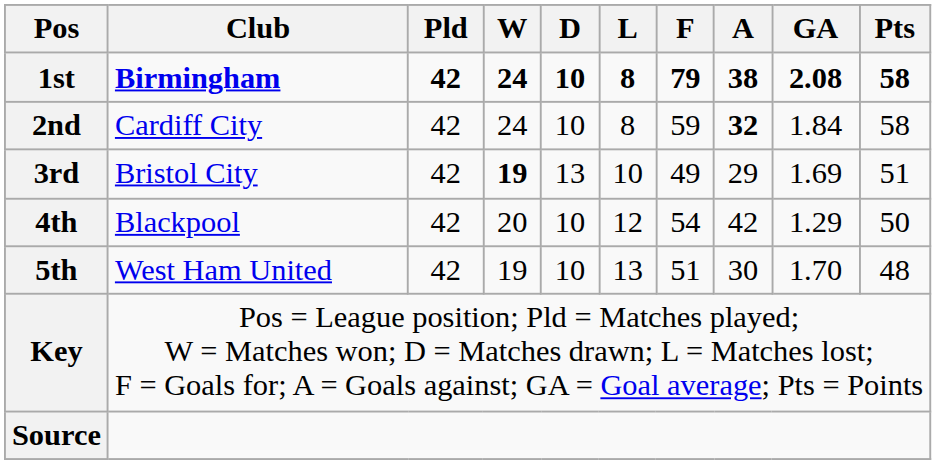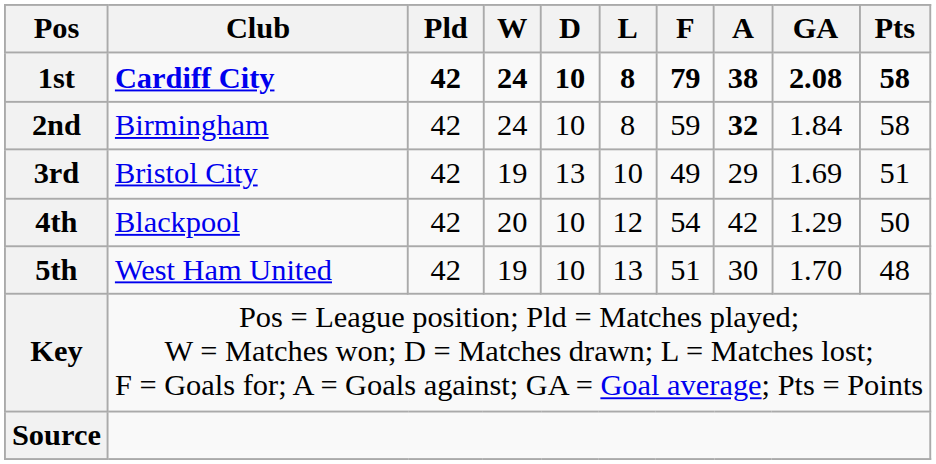(198, 76) Birmingham -> (195, 76) Cardiff City
(189, 125) Cardiff City -> (192, 125) Birmingham
(512, 173) bold -> (512, 173) normal
